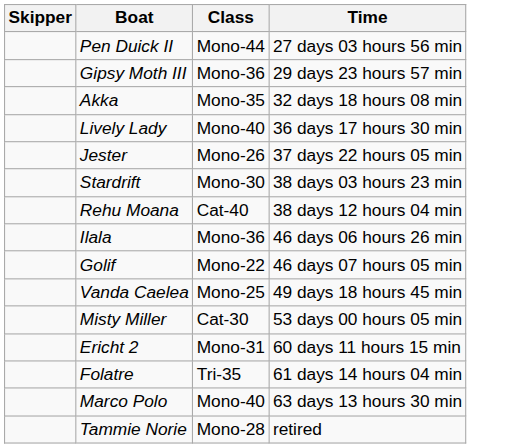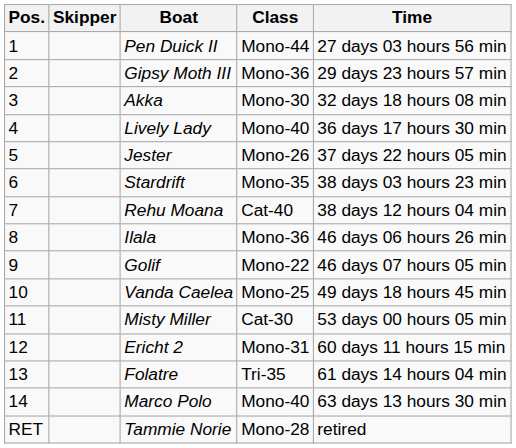+ column: (27, 18)
(231, 100) Mono-35 -> (275, 100) Mono-30
(231, 182) Mono-30 -> (275, 182) Mono-35
